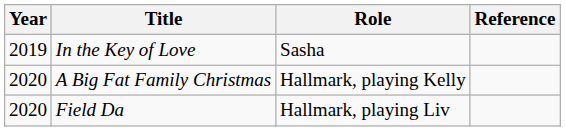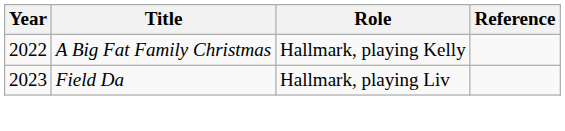- row: (126, 49)
(28, 79) 2020 -> (28, 49) 2022
(28, 110) 2020 -> (28, 79) 2023
